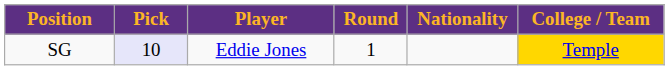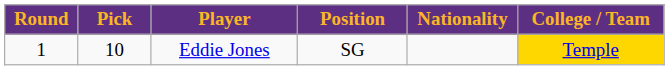columns swapped: (371, 19) <-> (60, 19)
(151, 49) lavender background -> (114, 49) no background
